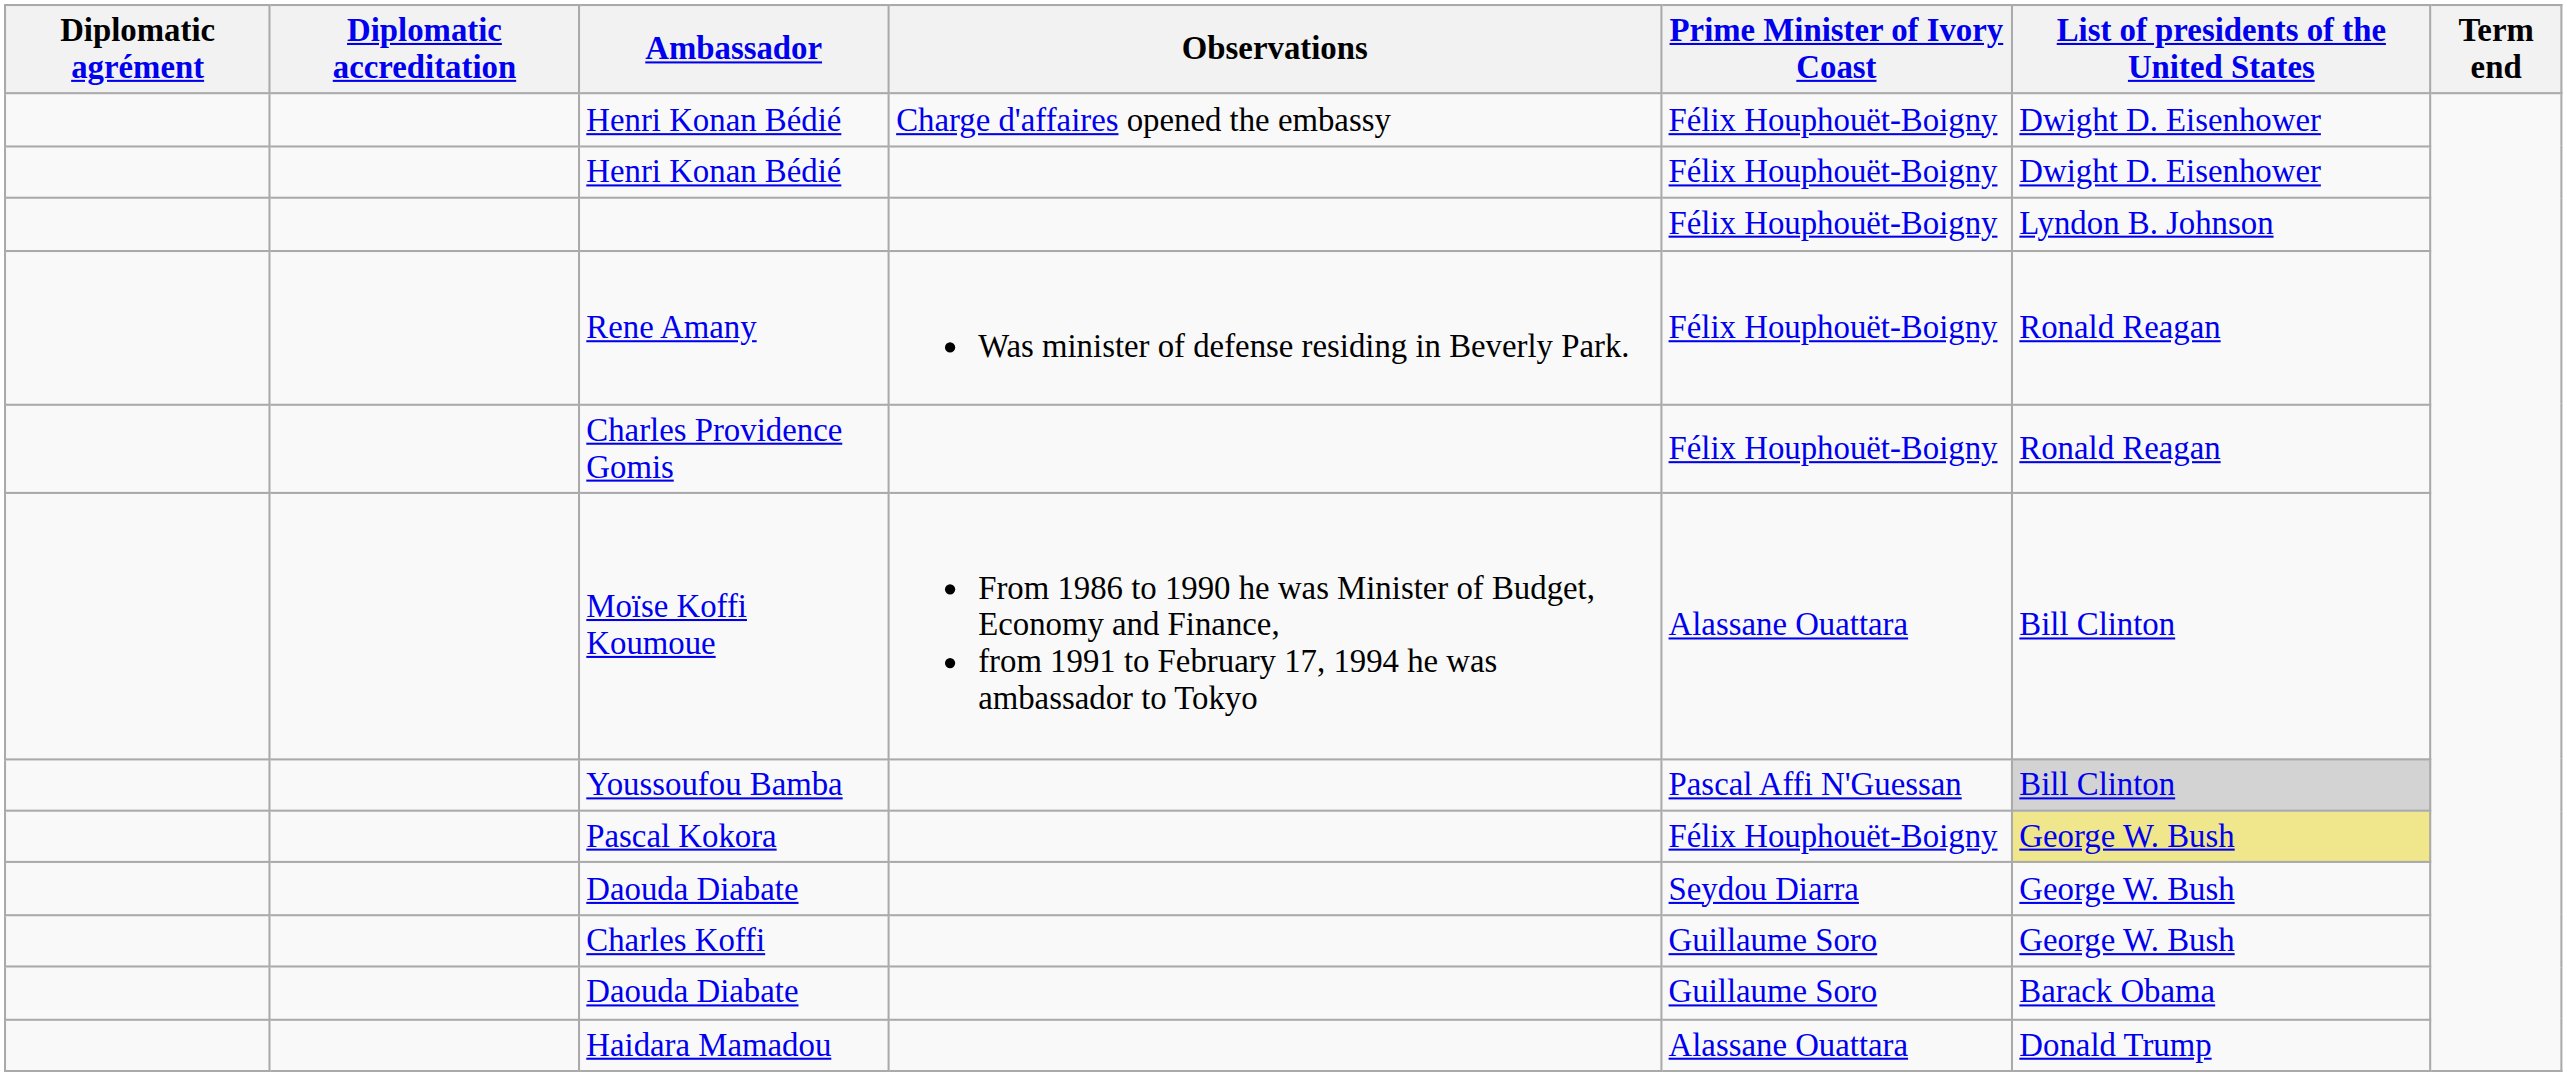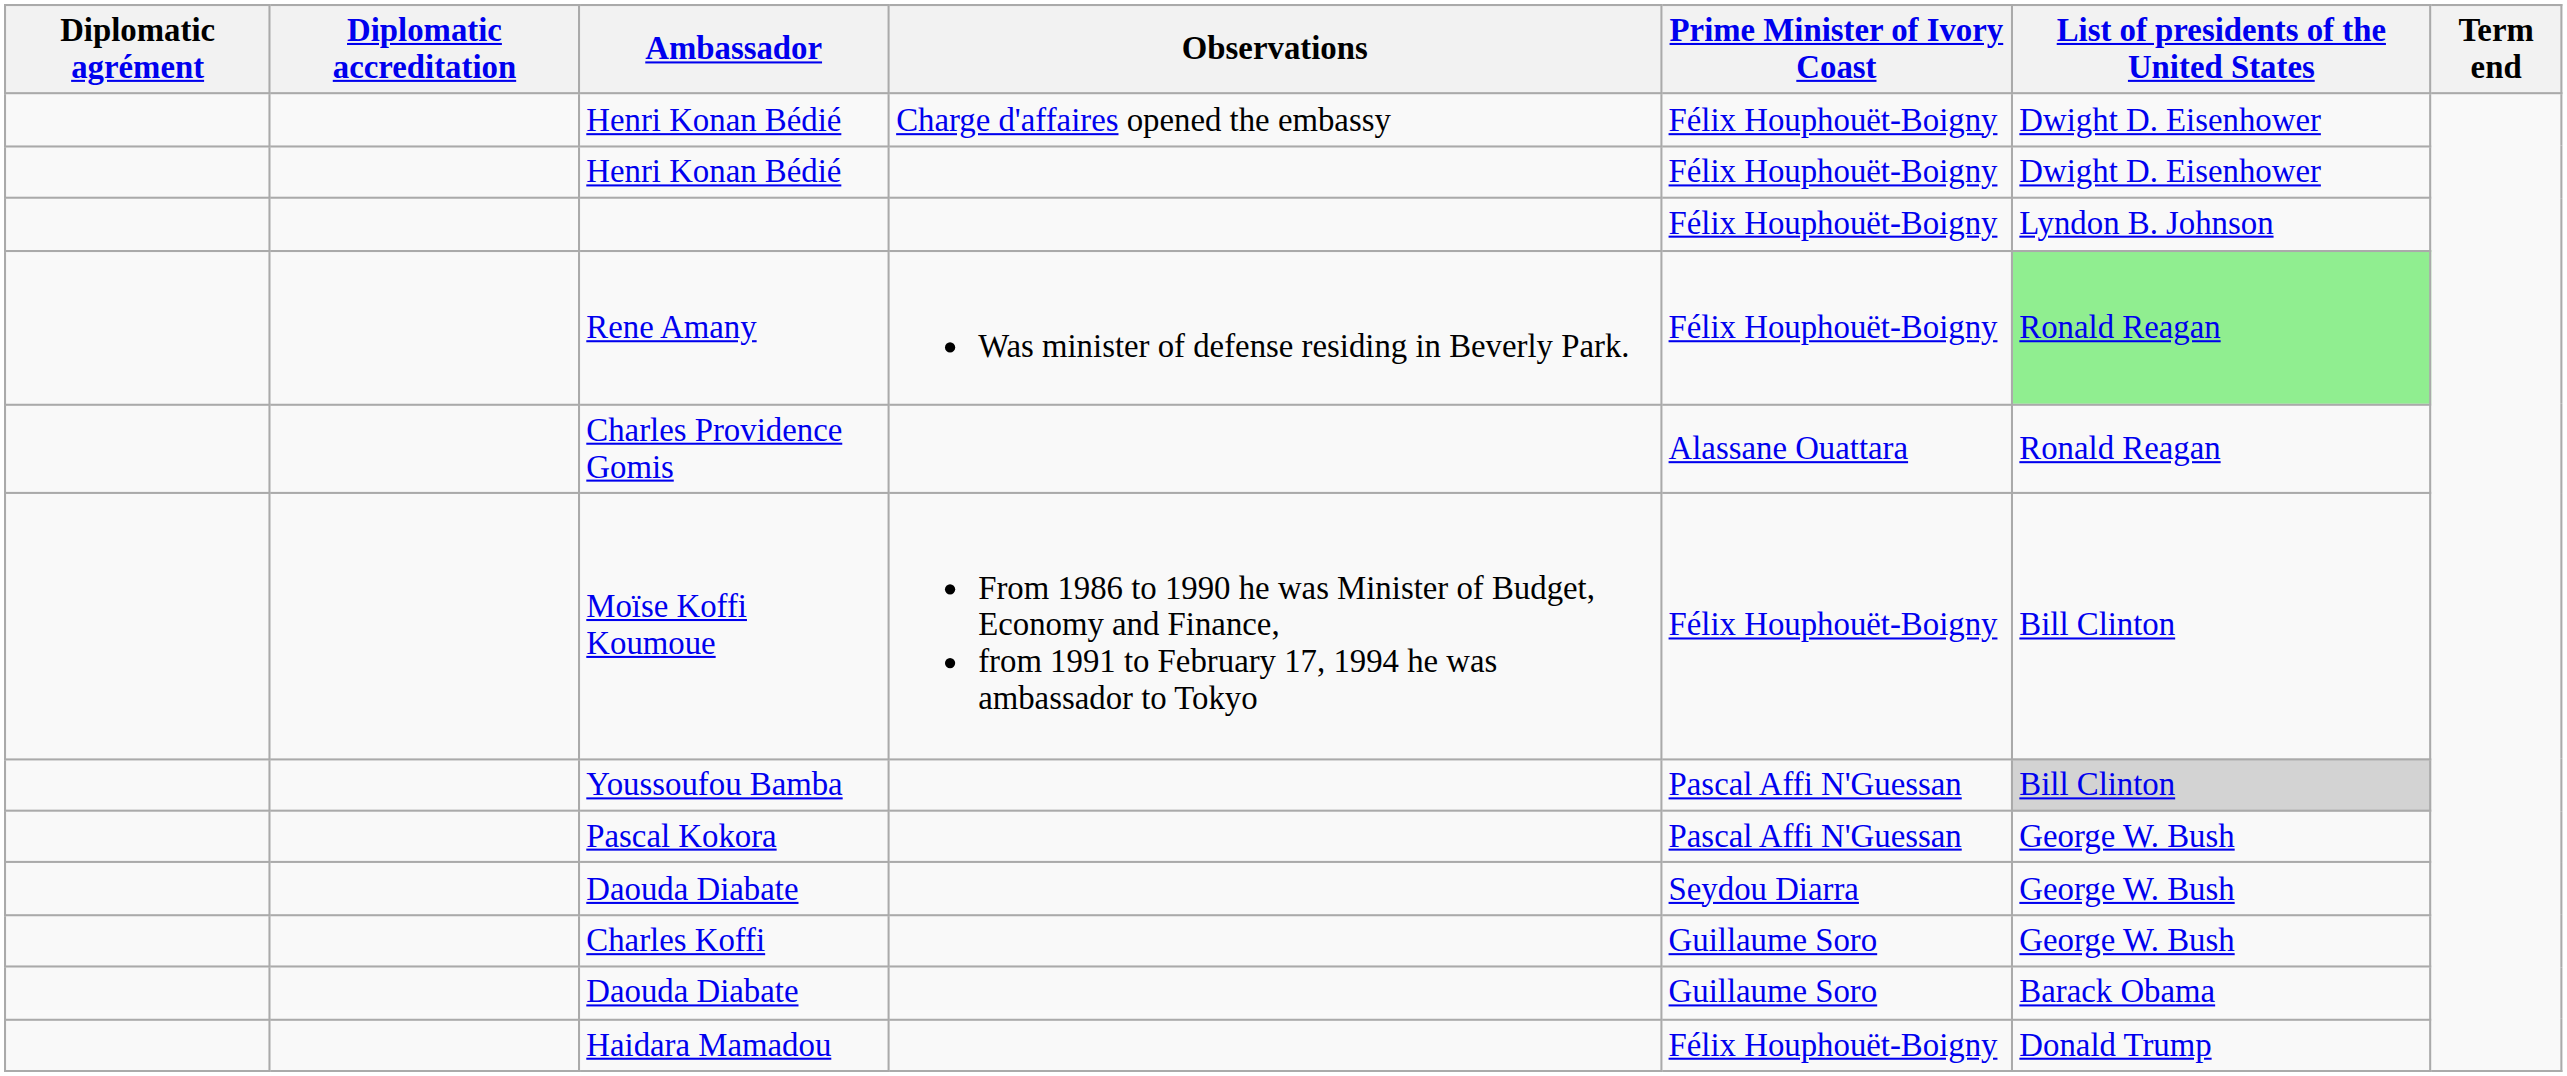(2120, 326) no background -> (2120, 326) lightgreen background
(1833, 448) Félix Houphouët-Boigny -> (1788, 448) Alassane Ouattara
(1788, 625) Alassane Ouattara -> (1833, 625) Félix Houphouët-Boigny
(1833, 836) Félix Houphouët-Boigny -> (1815, 836) Pascal Affi N'Guessan
(2127, 836) khaki background -> (2127, 836) no background
(1788, 1044) Alassane Ouattara -> (1833, 1044) Félix Houphouët-Boigny
